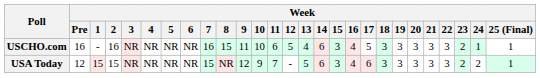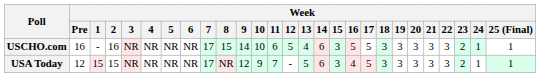(208, 47) 16 -> (208, 47) 17
(244, 47) 11 -> (244, 47) 14
(353, 47) 4 -> (353, 47) 5
(208, 64) 15 -> (208, 64) 17
(369, 64) 6 -> (369, 64) 5
(478, 64) 2 -> (478, 64) 1
